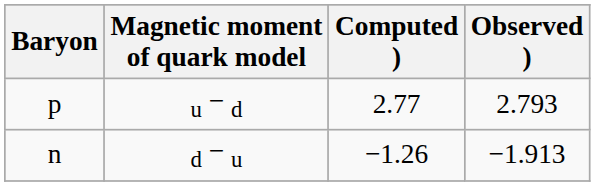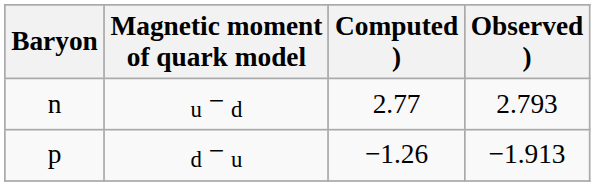(54, 103) p -> (54, 103) n
(54, 154) n -> (54, 154) p
